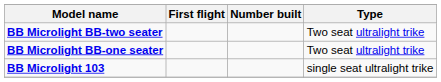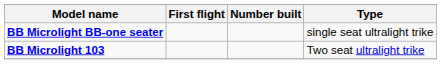- row: (85, 32)
(366, 50) Two seat ultralight trike -> (370, 32) single seat ultralight trike
(370, 68) single seat ultralight trike -> (366, 50) Two seat ultralight trike
